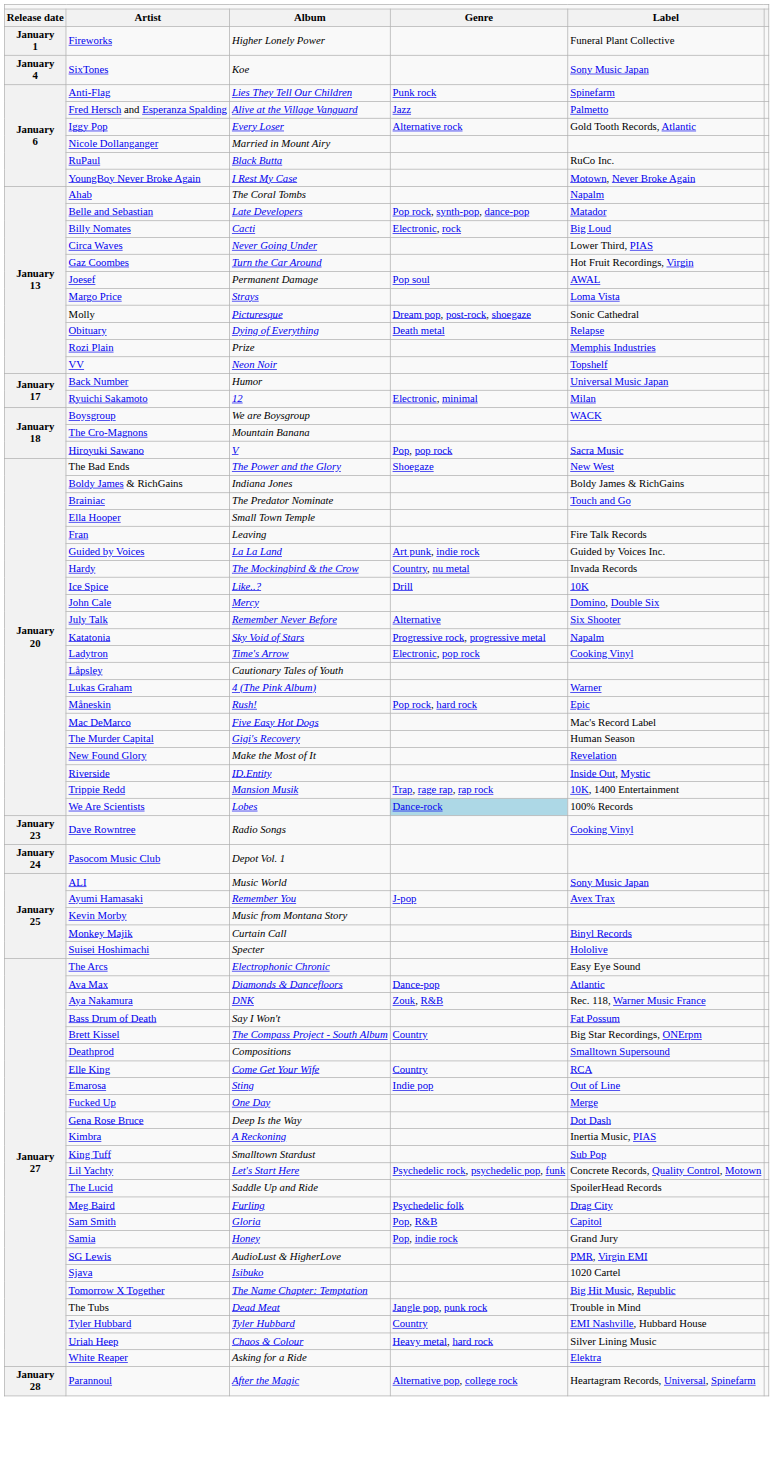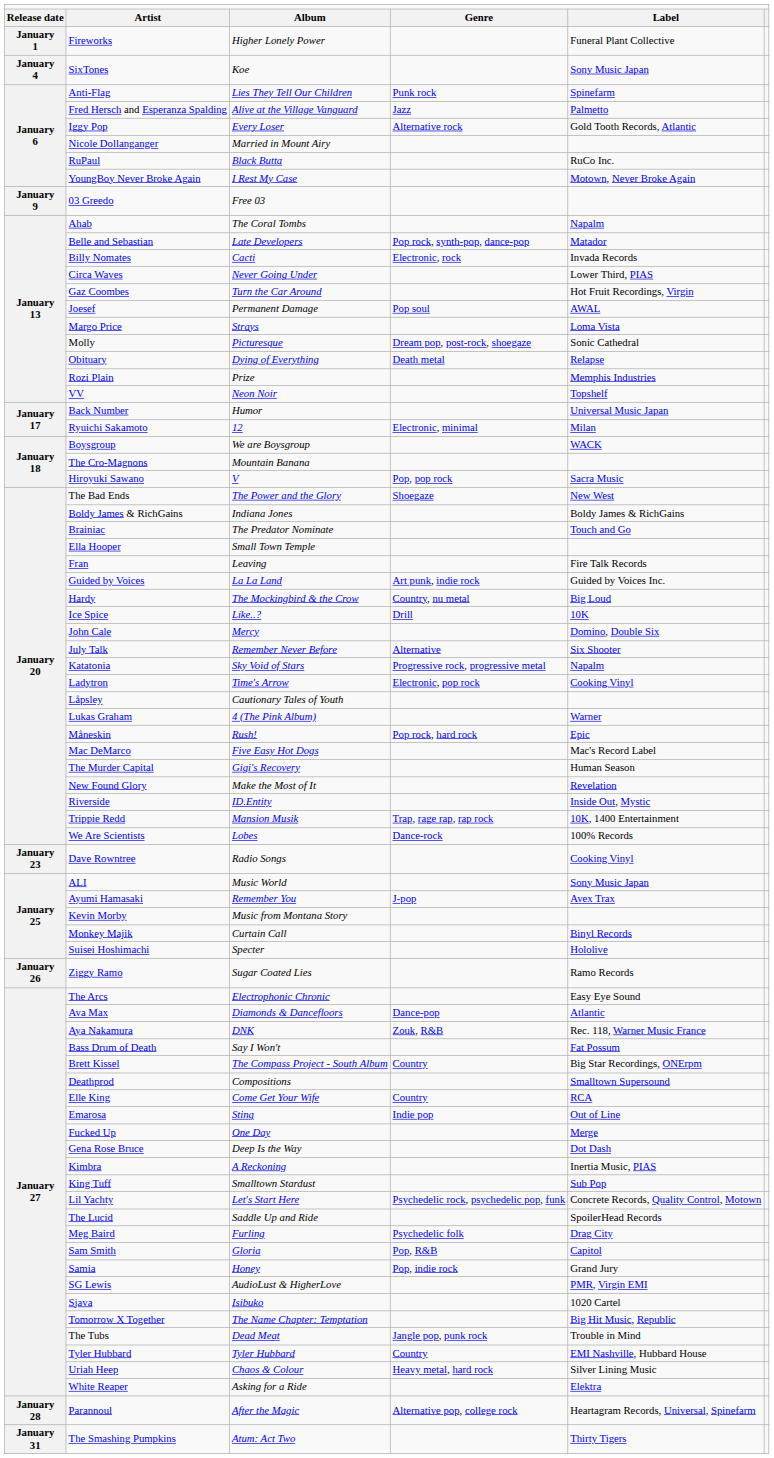+ row: (91, 201)
(591, 229) Big Loud -> (604, 258) Invada Records
(604, 569) Invada Records -> (591, 598) Big Loud
(418, 807) lightblue background -> (418, 836) no background
- row: (114, 859)
+ row: (96, 973)
+ row: (122, 1439)
